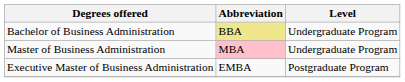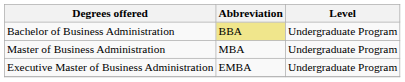(231, 49) pink background -> (231, 49) no background
(338, 67) Postgraduate Program -> (343, 67) Undergraduate Program
